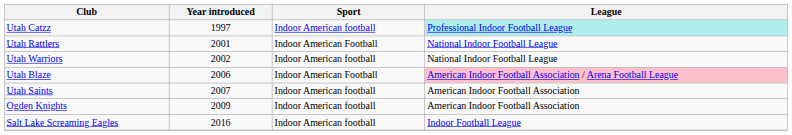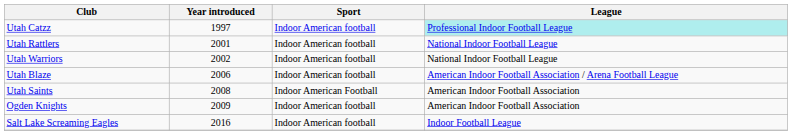(326, 43) Indoor American Football -> (325, 43) Indoor American football
(326, 75) Indoor American Football -> (325, 75) Indoor American football
(553, 75) pink background -> (553, 75) no background
(221, 91) 2007 -> (221, 91) 2008
(325, 91) Indoor American football -> (326, 91) Indoor American Football
